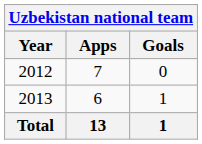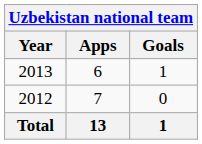rows swapped: (35, 71) <-> (35, 98)
